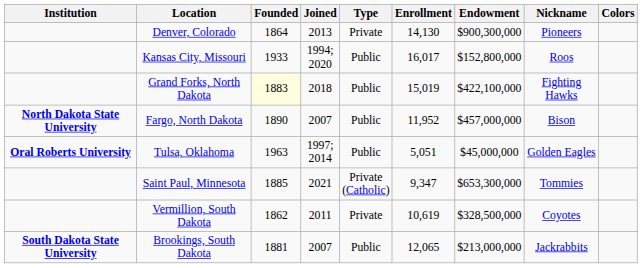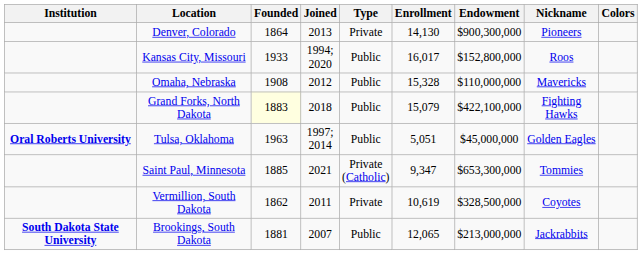+ row: (194, 82)
(423, 89) 15,019 -> (423, 107) 15,079
- row: (194, 120)
